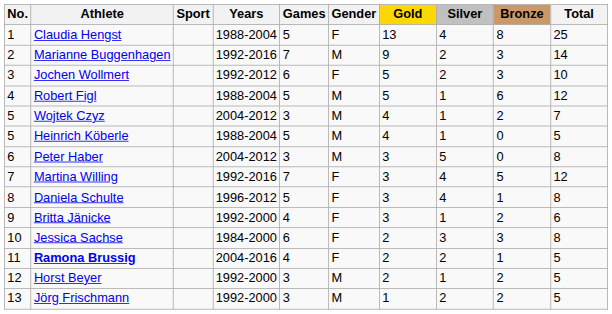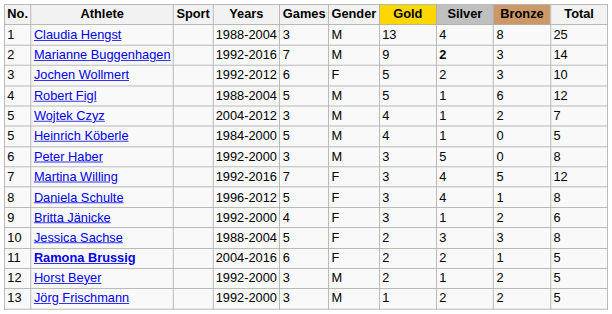(286, 34) 5 -> (286, 34) 3
(335, 34) F -> (337, 34) M
(443, 55) normal -> (443, 55) bold
(246, 136) 1988-2004 -> (246, 136) 1984-2000
(246, 156) 2004-2012 -> (246, 156) 1992-2000
(246, 237) 1984-2000 -> (246, 237) 1988-2004
(286, 237) 6 -> (286, 237) 5
(286, 258) 4 -> (286, 258) 6
